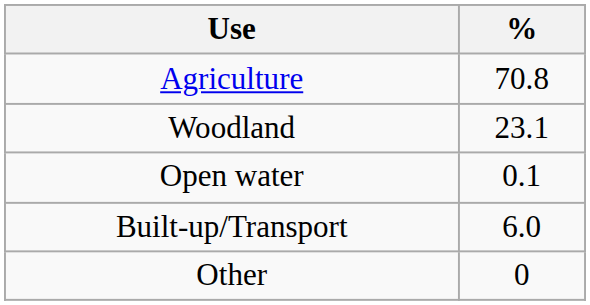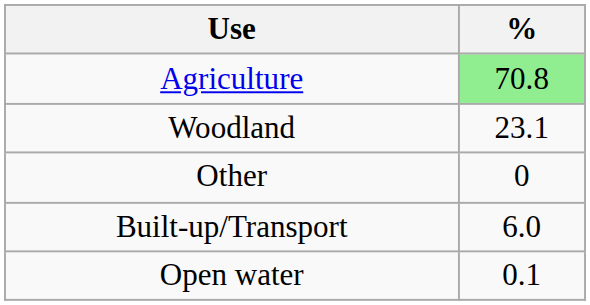(522, 78) no background -> (522, 78) lightgreen background
rows swapped: (232, 176) <-> (232, 275)
